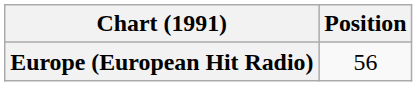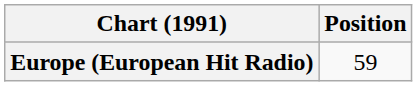(365, 61) 56 -> (365, 61) 59
